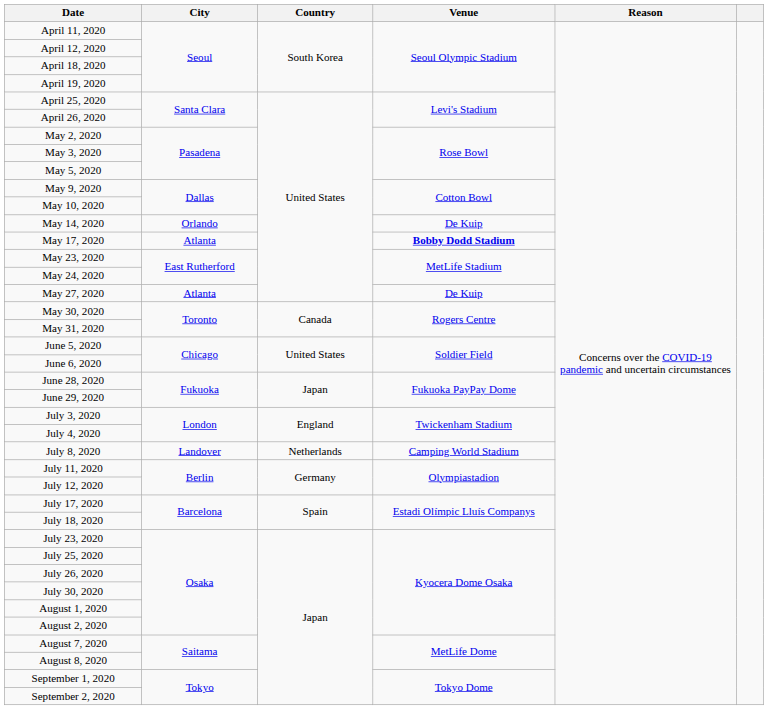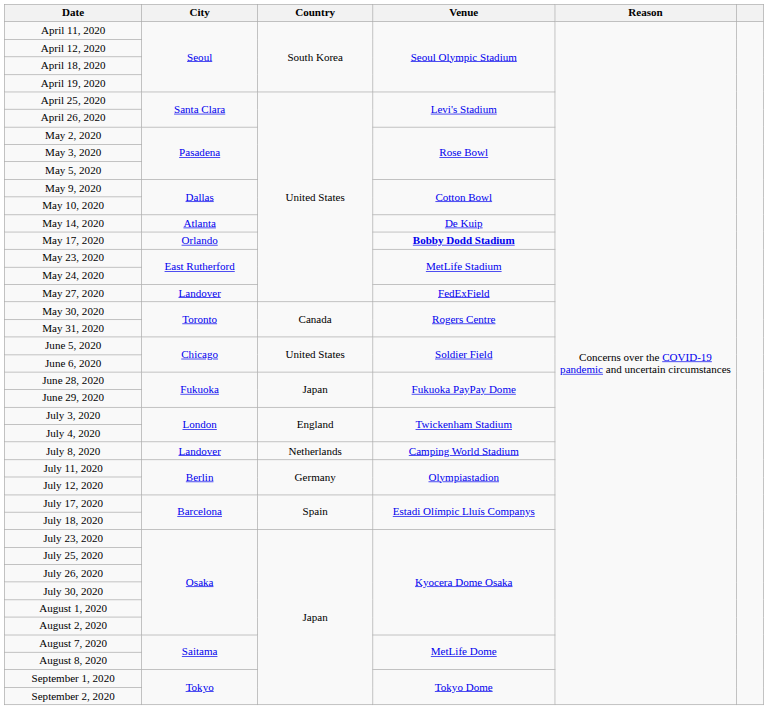(200, 223) Orlando -> (200, 223) Atlanta
(200, 240) Atlanta -> (200, 240) Orlando
(200, 293) Atlanta -> (200, 293) Landover
(464, 293) De Kuip -> (464, 293) FedExField
